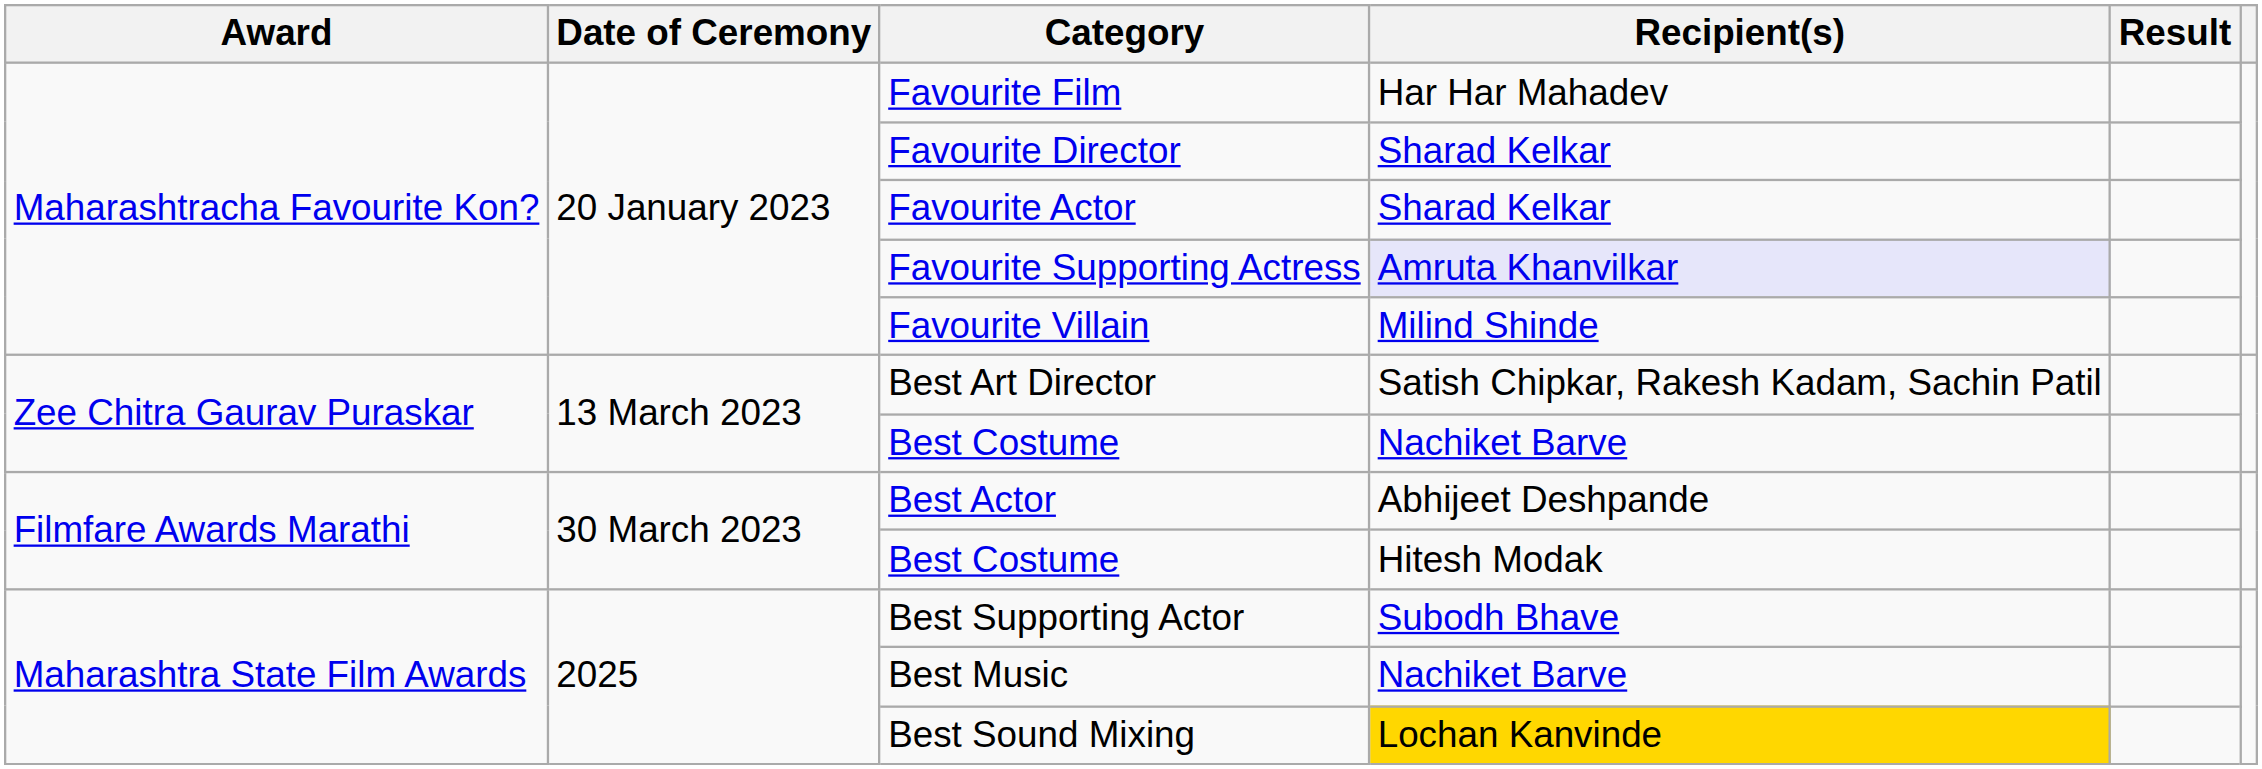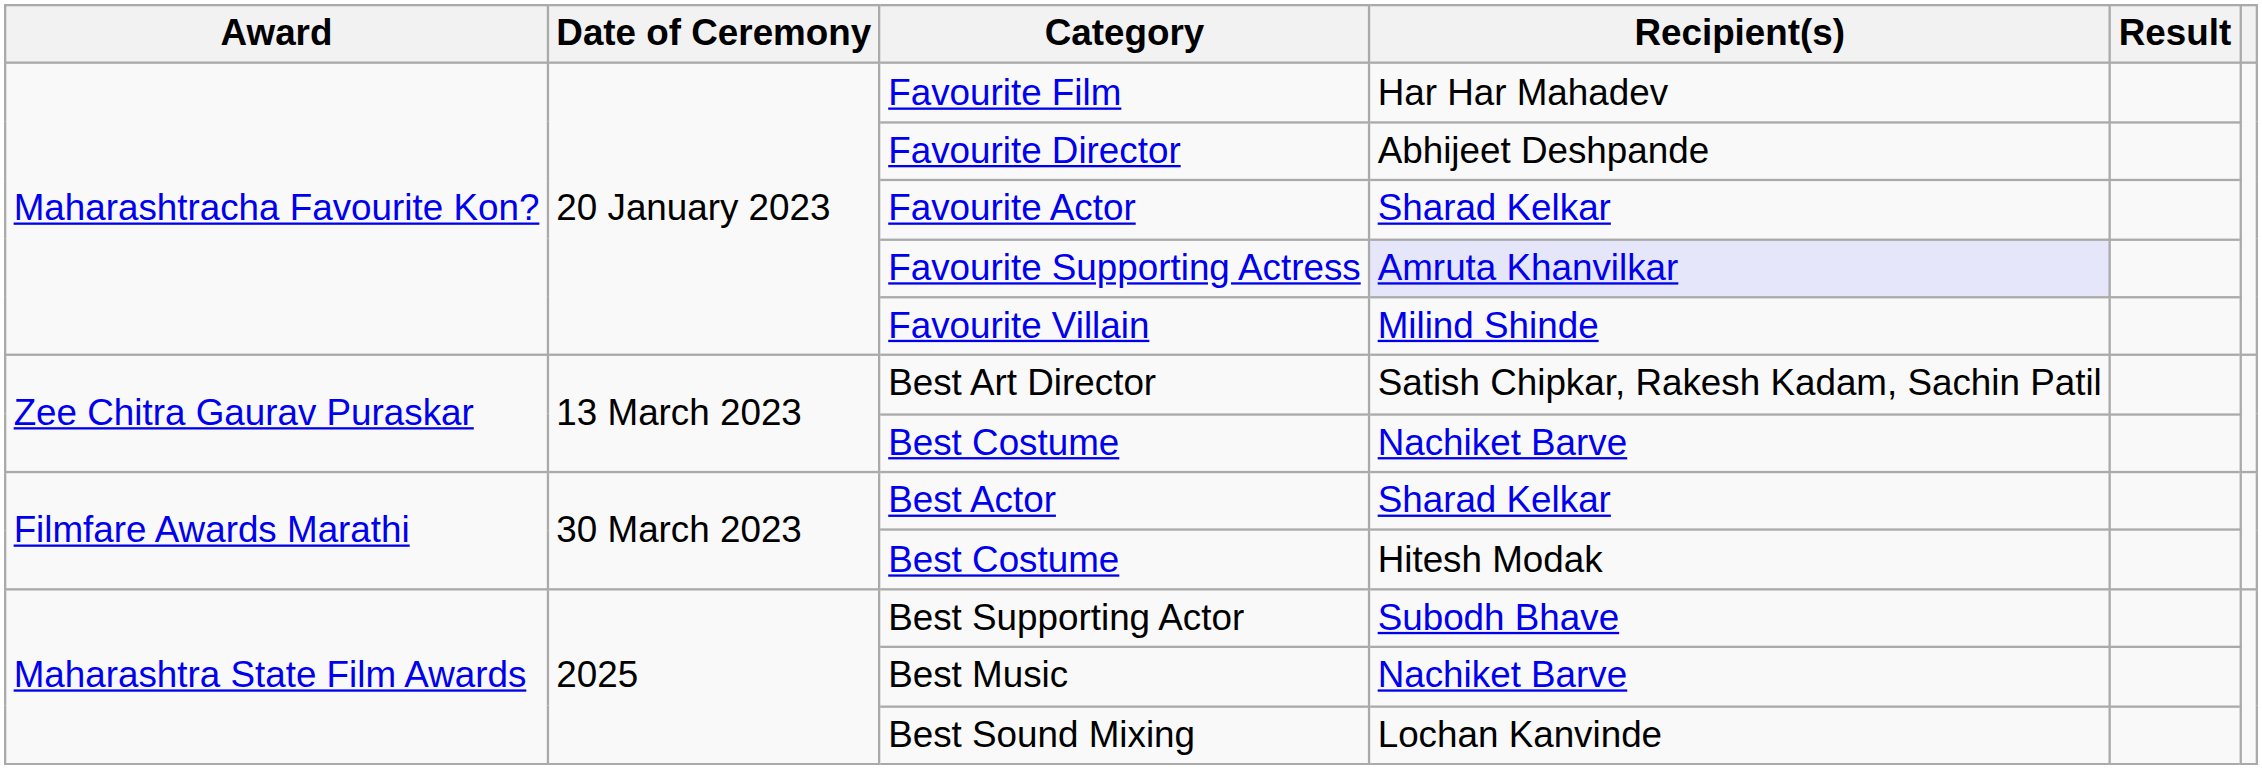(1494, 150) Sharad Kelkar -> (1543, 150) Abhijeet Deshpande
(1543, 500) Abhijeet Deshpande -> (1494, 500) Sharad Kelkar
(1520, 734) gold background -> (1520, 734) no background
